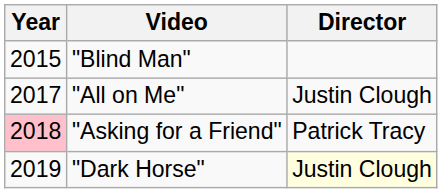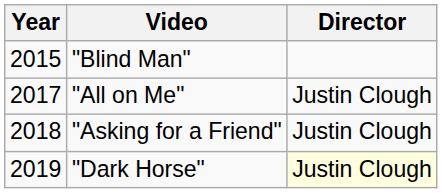(36, 132) pink background -> (36, 132) no background
(359, 132) Patrick Tracy -> (362, 132) Justin Clough
